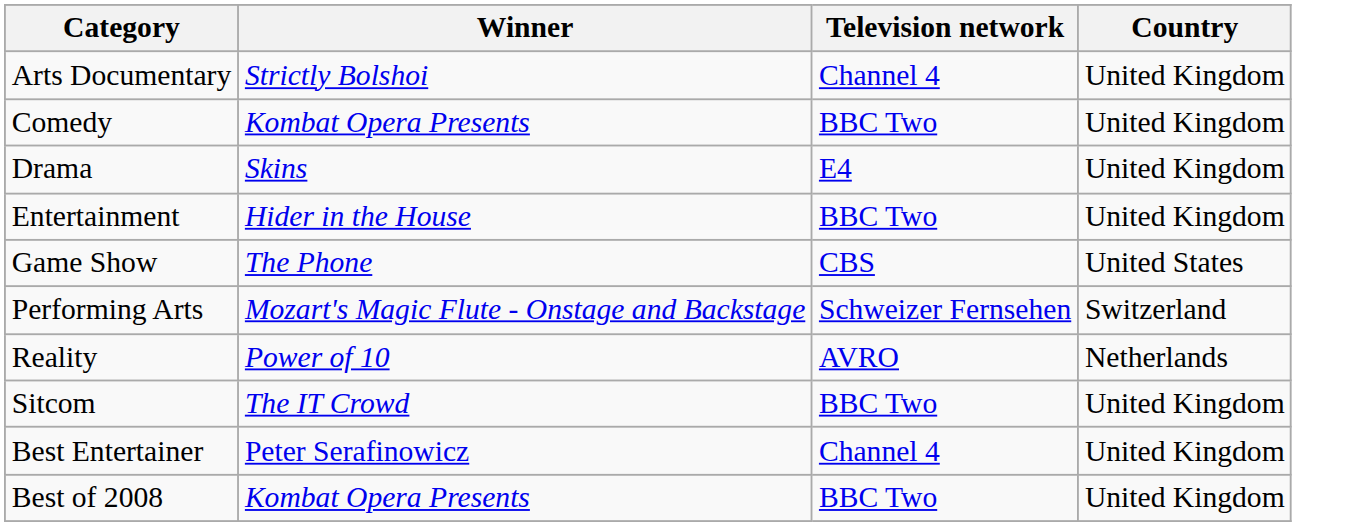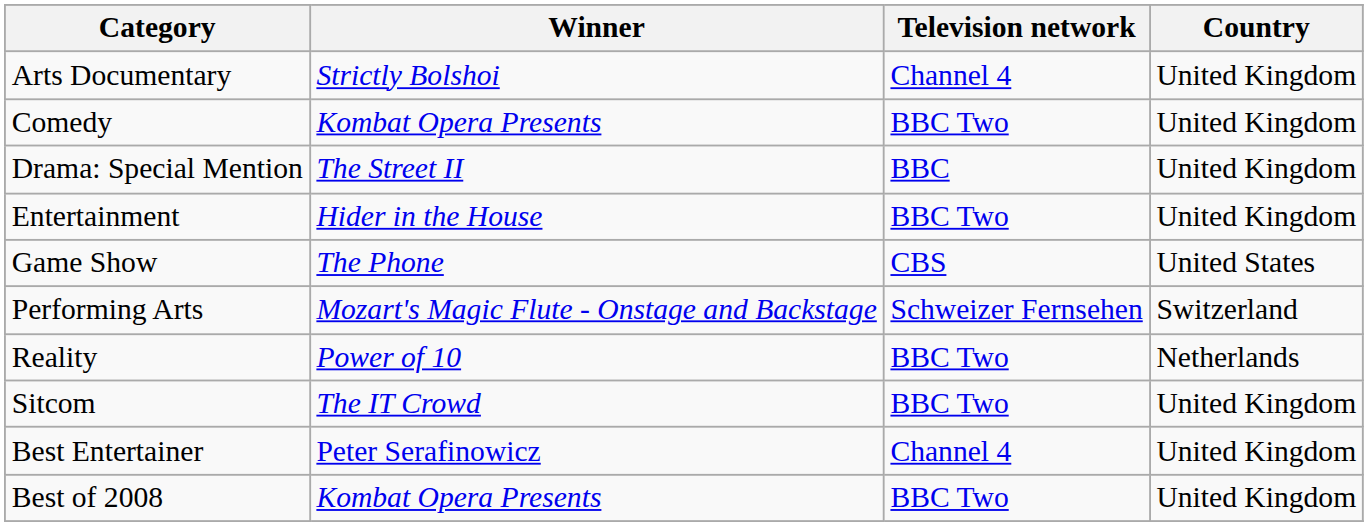- row: (52, 168)
+ row: (157, 168)
(859, 356) AVRO -> (950, 356) BBC Two
